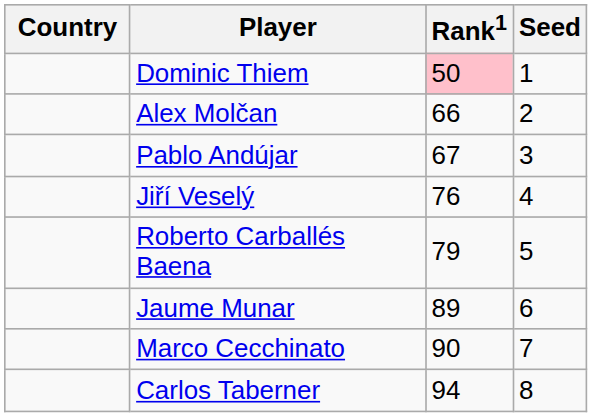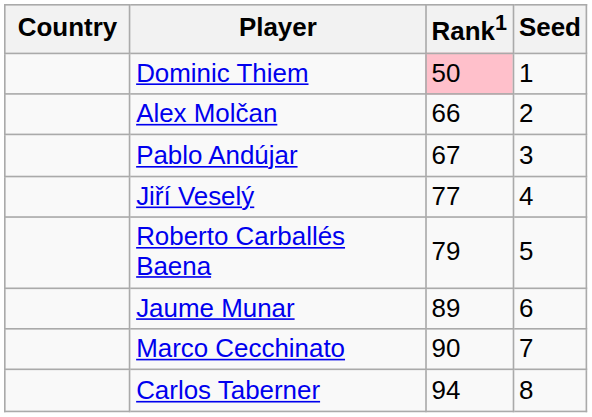(446, 196) 76 -> (446, 196) 77
